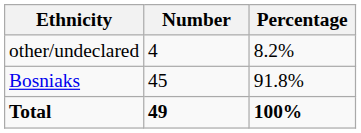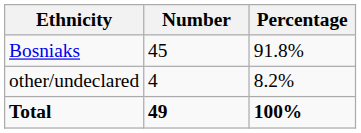rows swapped: (45, 81) <-> (74, 50)
